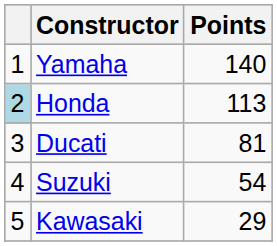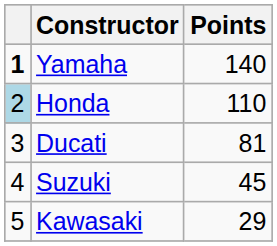(18, 64) normal -> (18, 64) bold
(246, 104) 113 -> (246, 104) 110
(252, 183) 54 -> (252, 183) 45
